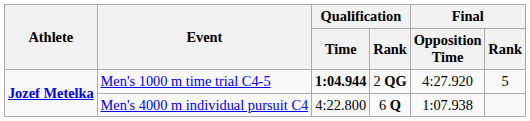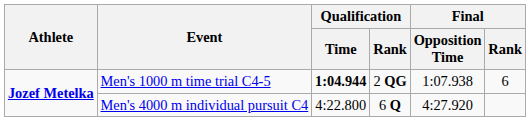(448, 81) 4:27.920 -> (448, 81) 1:07.938
(505, 81) 5 -> (505, 81) 6
(448, 105) 1:07.938 -> (448, 105) 4:27.920
